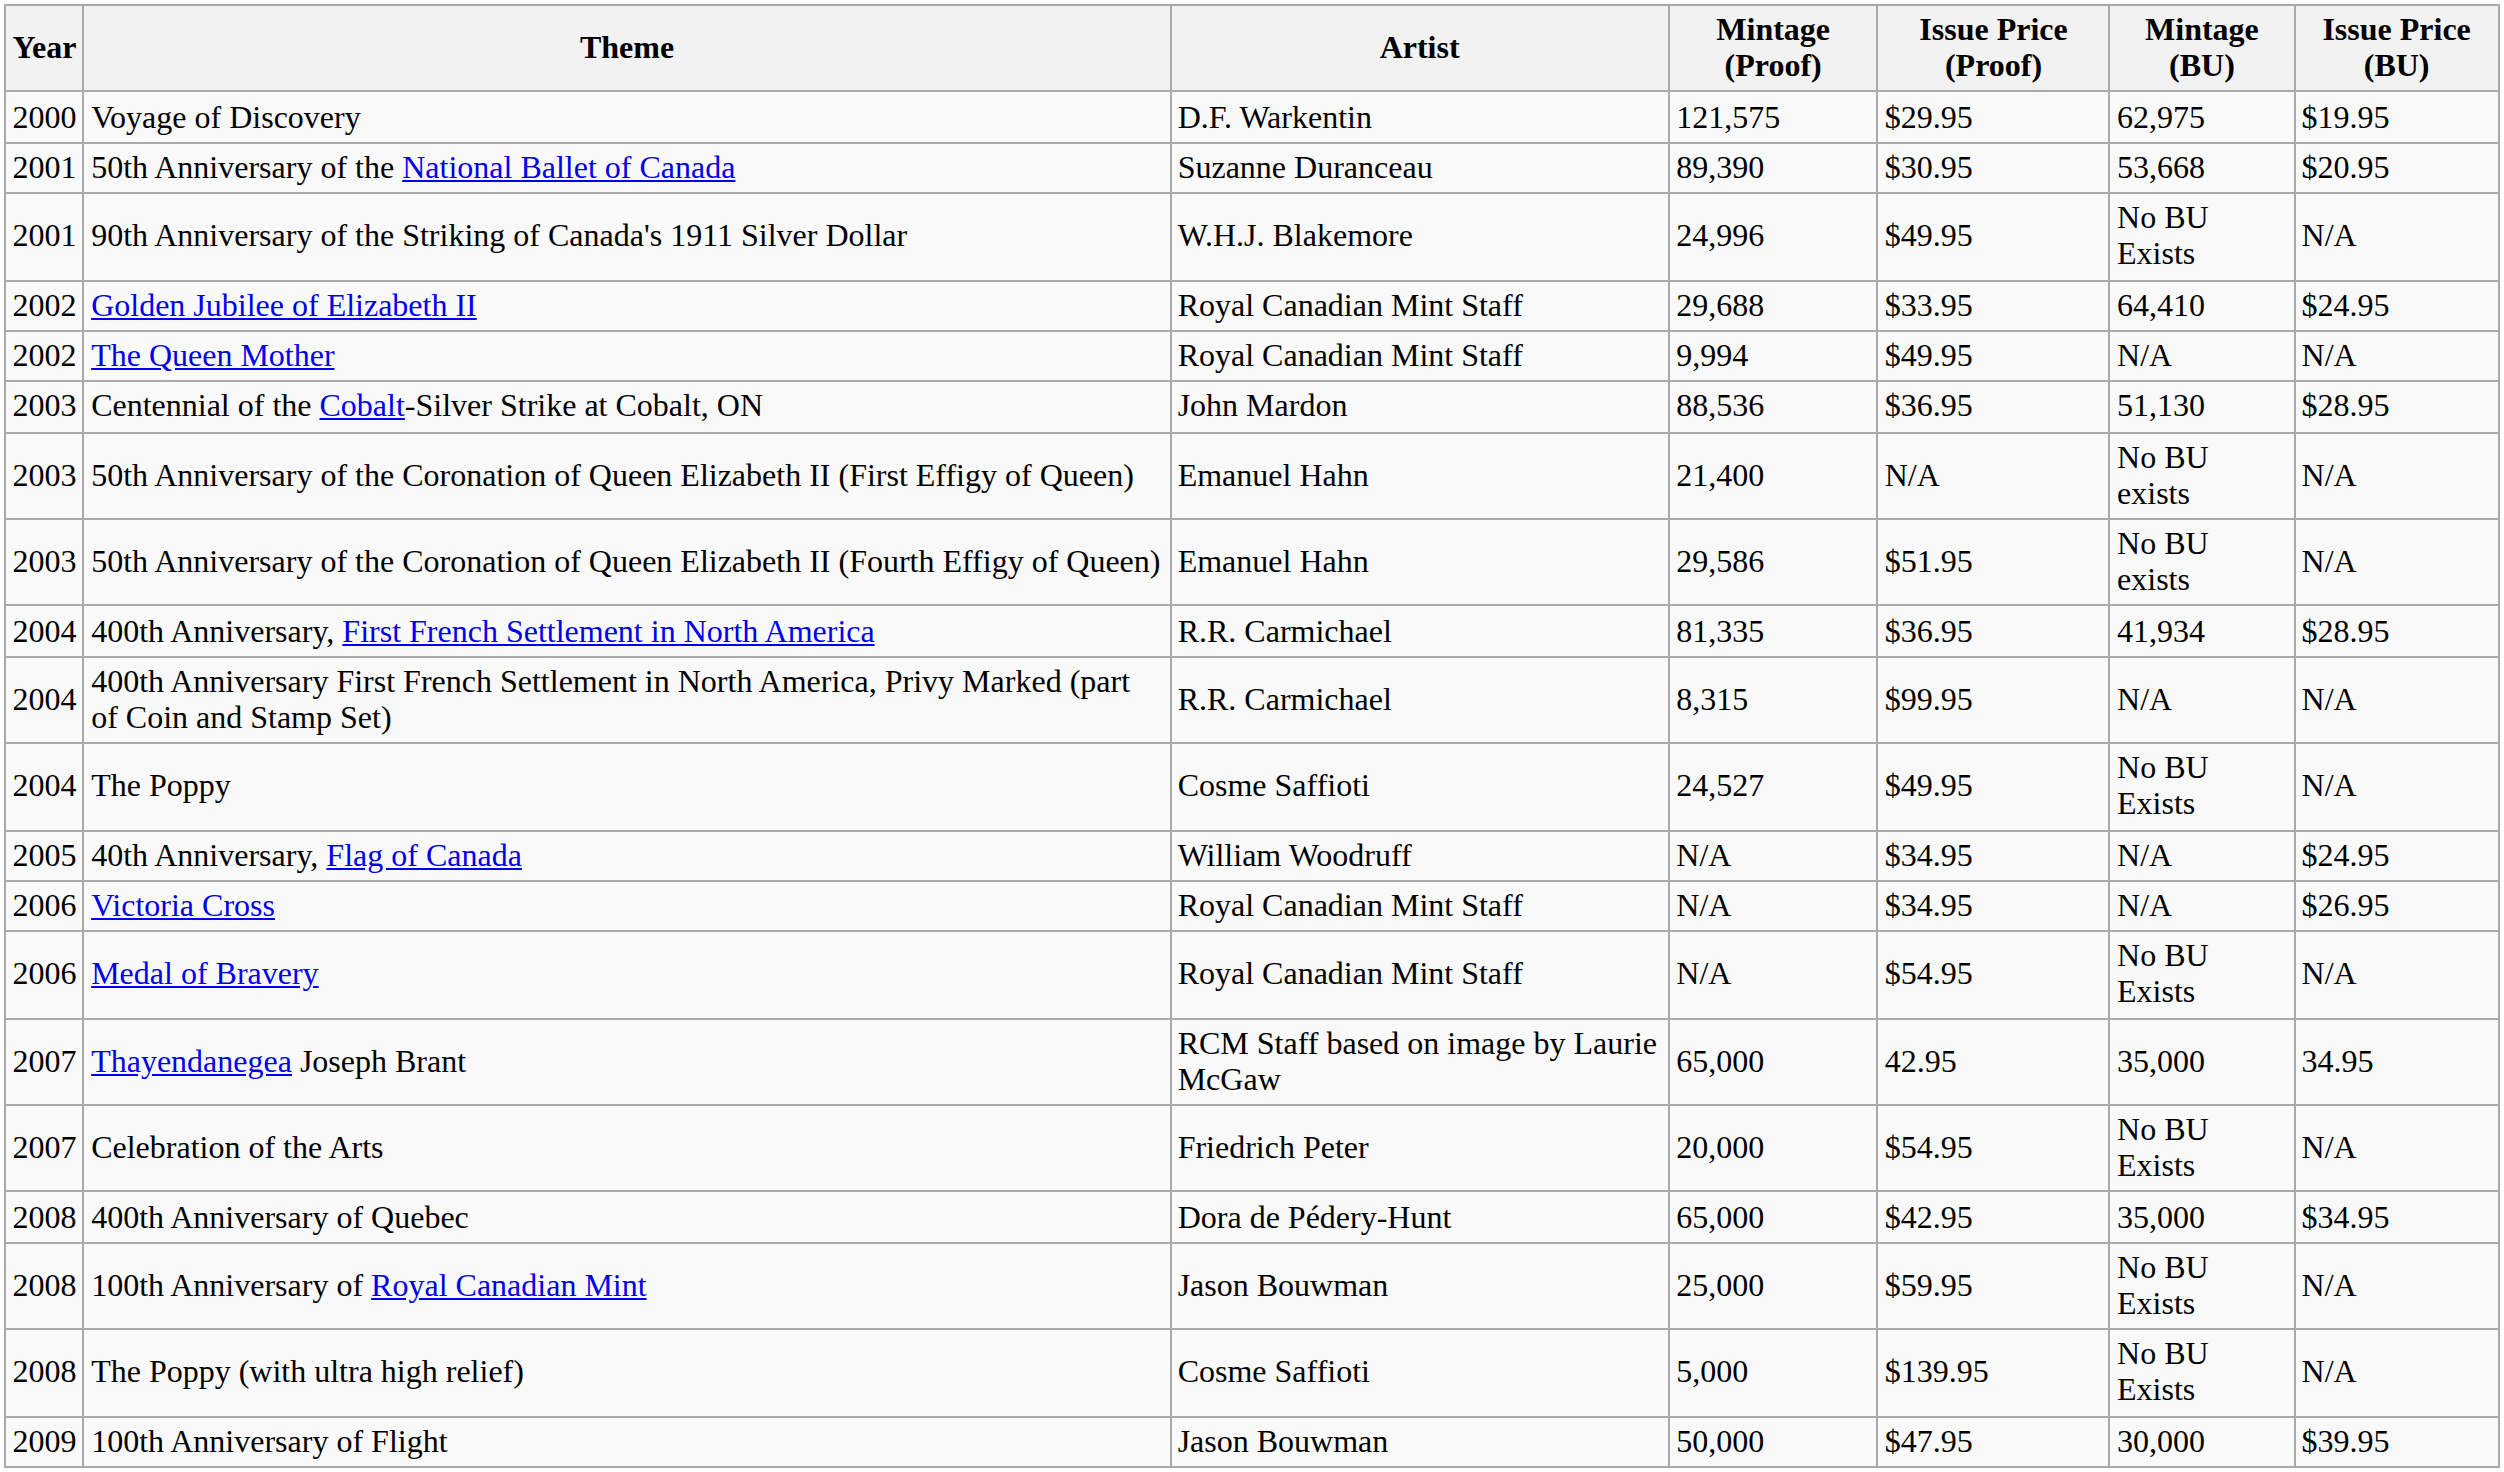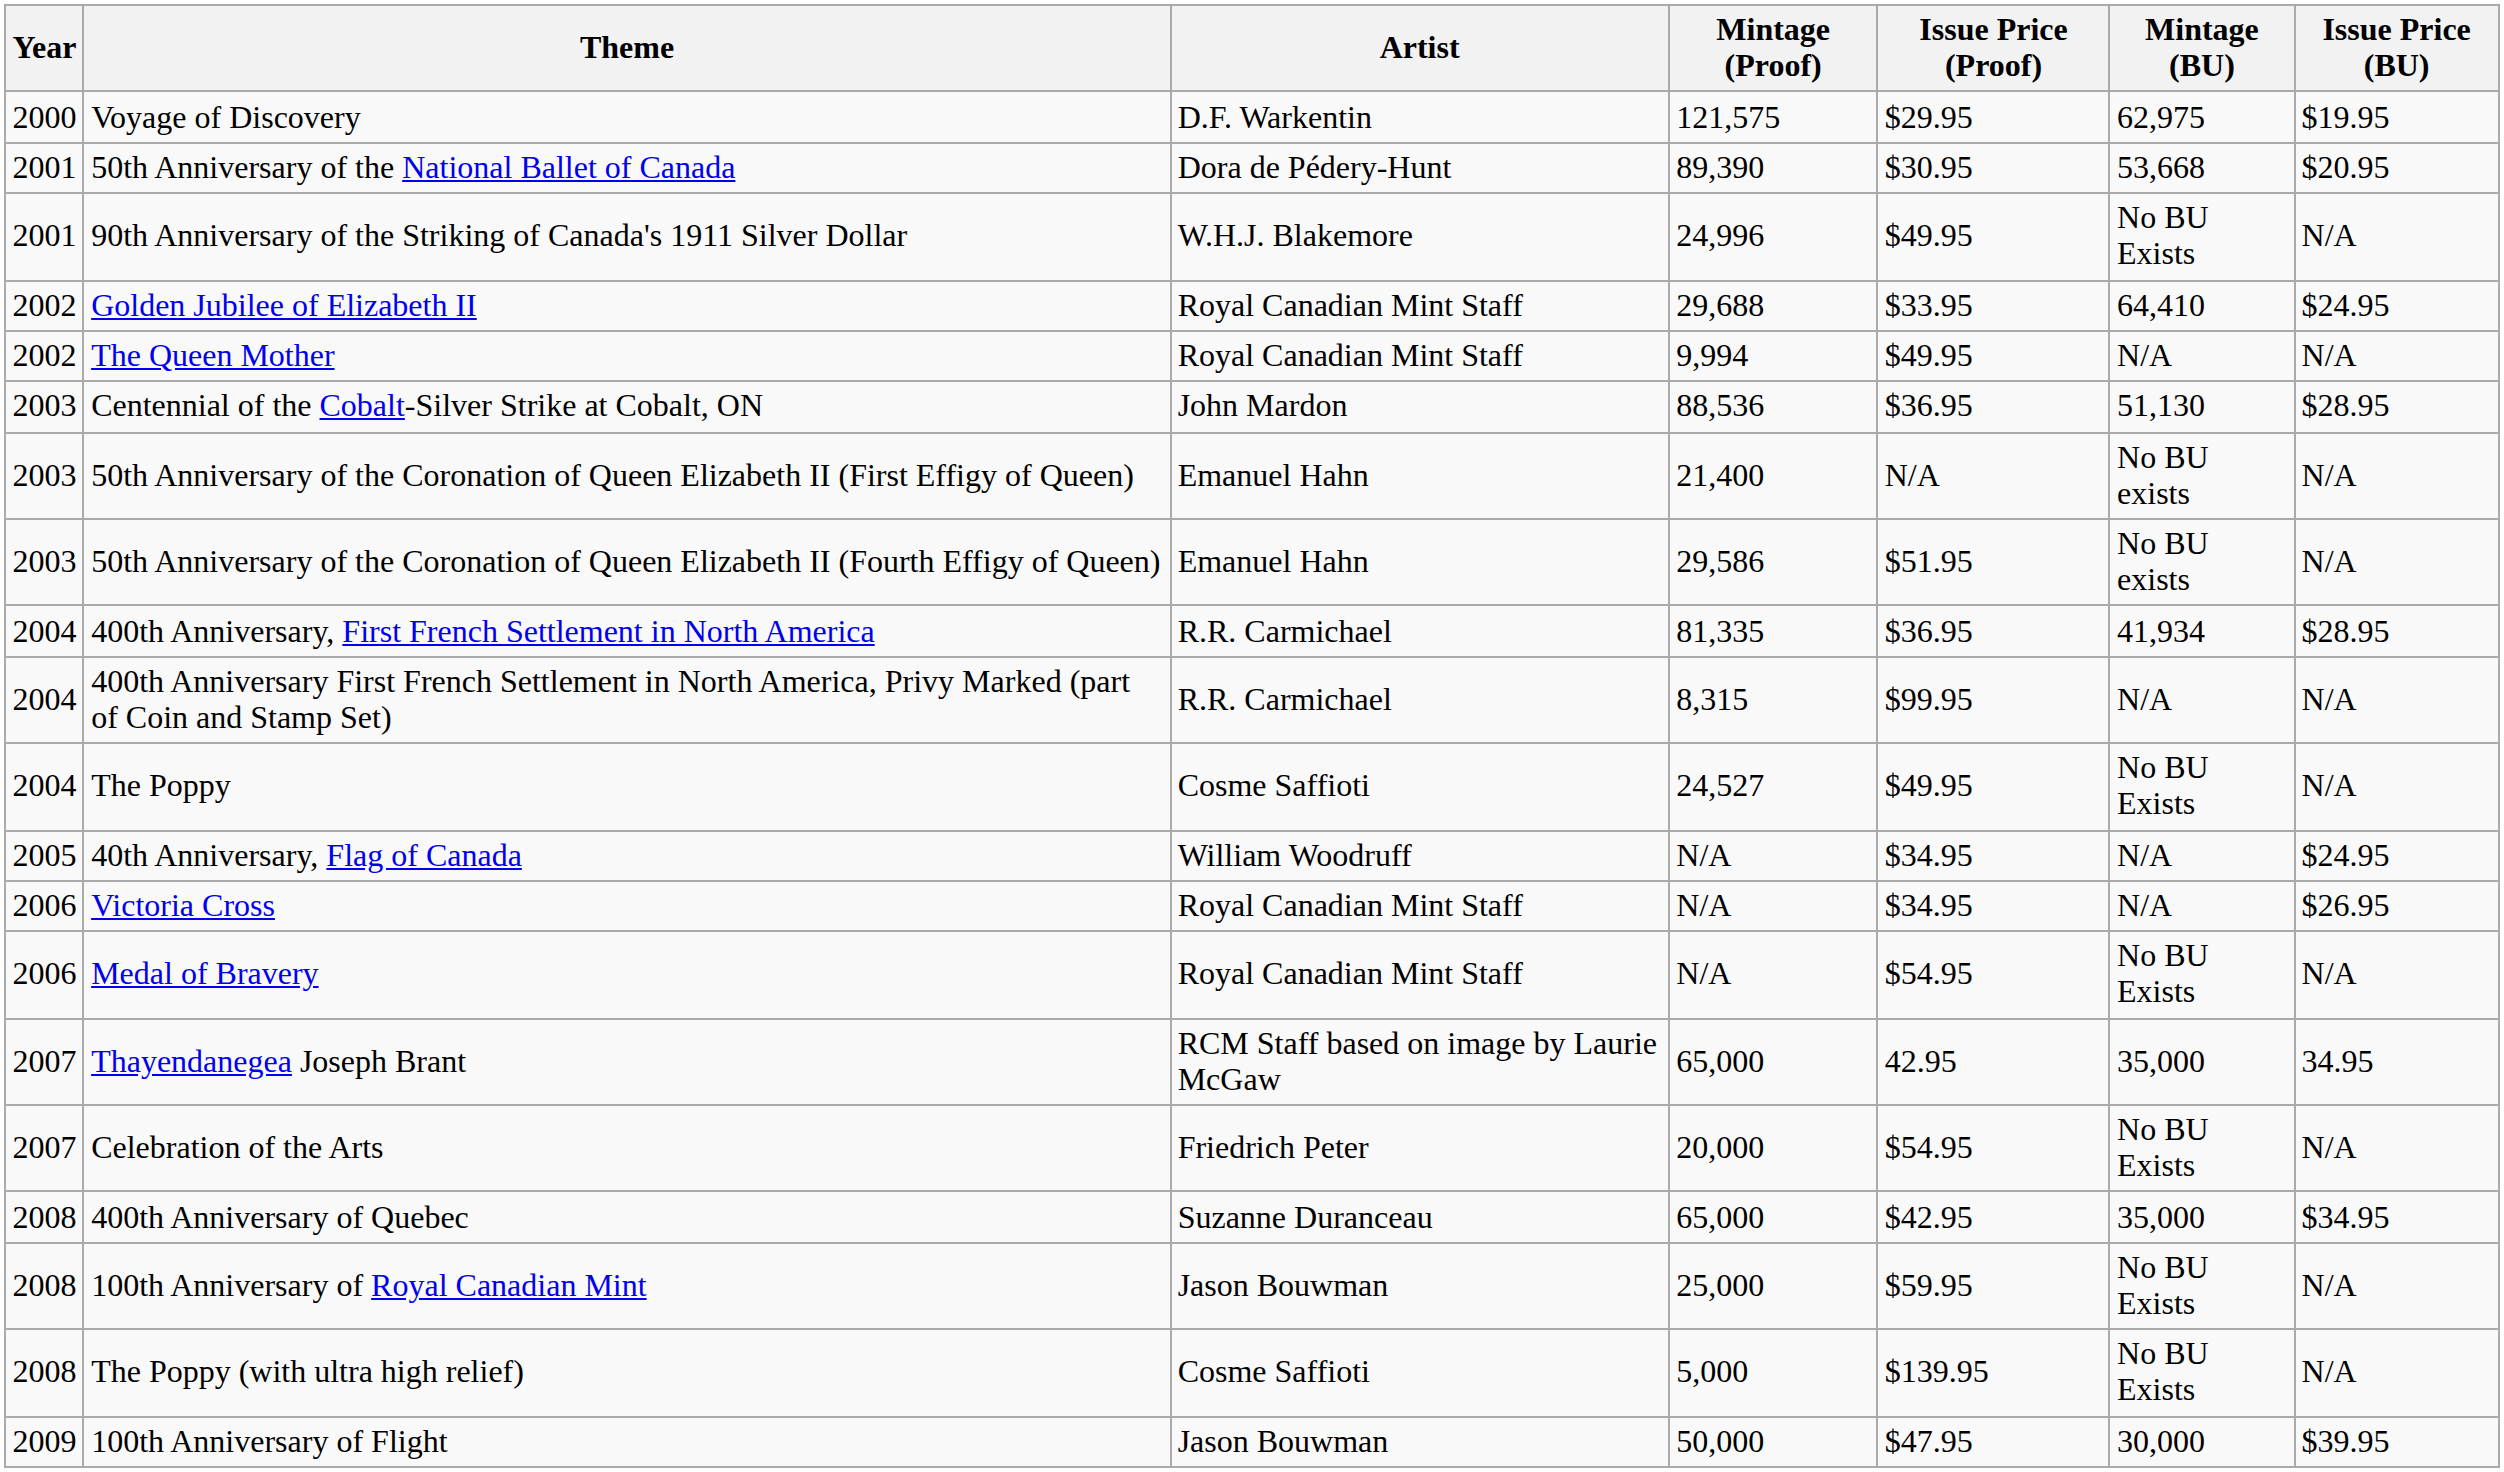(1305, 167) Suzanne Duranceau -> (1314, 167) Dora de Pédery-Hunt
(1314, 1216) Dora de Pédery-Hunt -> (1305, 1216) Suzanne Duranceau
